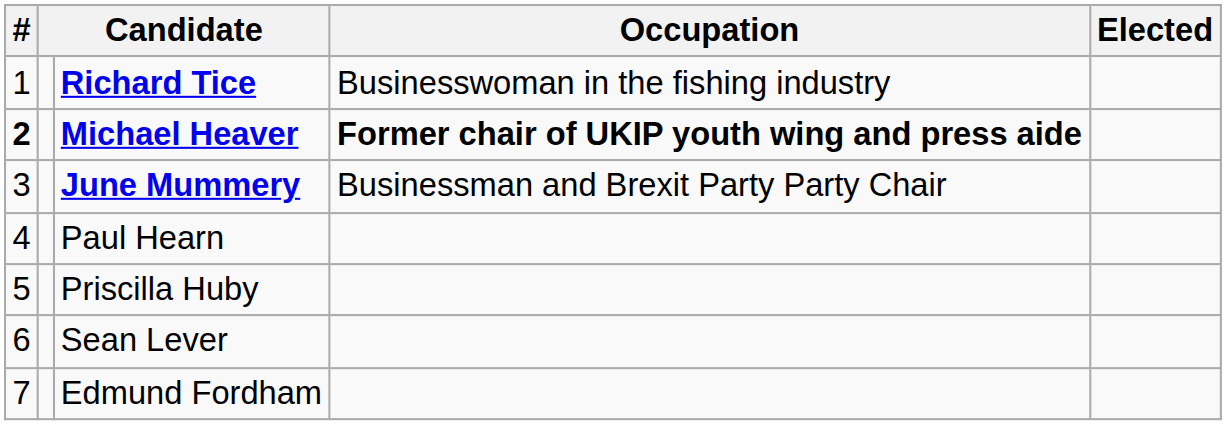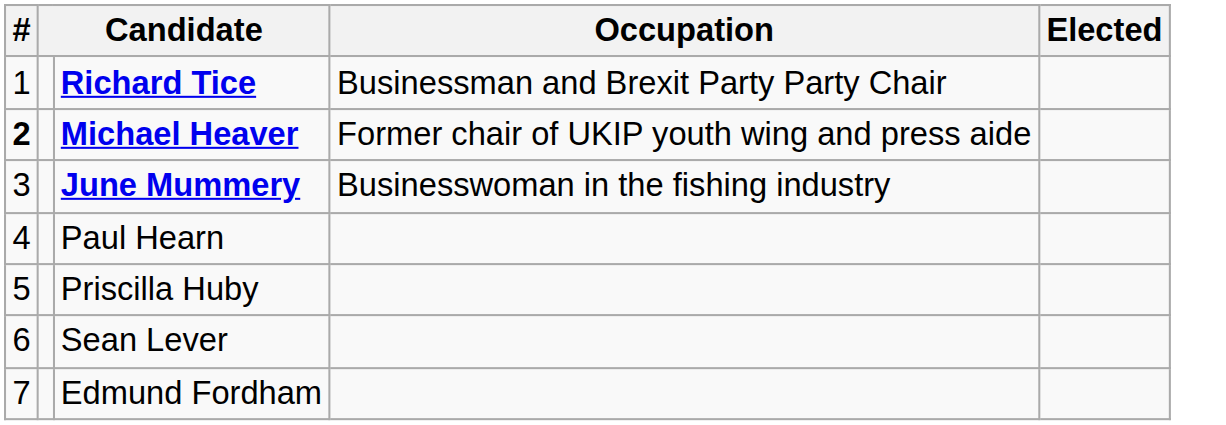(614, 82) Businesswoman in the fishing industry -> (642, 82) Businessman and Brexit Party Party Chair
(710, 133) bold -> (684, 133) normal
(642, 185) Businessman and Brexit Party Party Chair -> (614, 185) Businesswoman in the fishing industry
